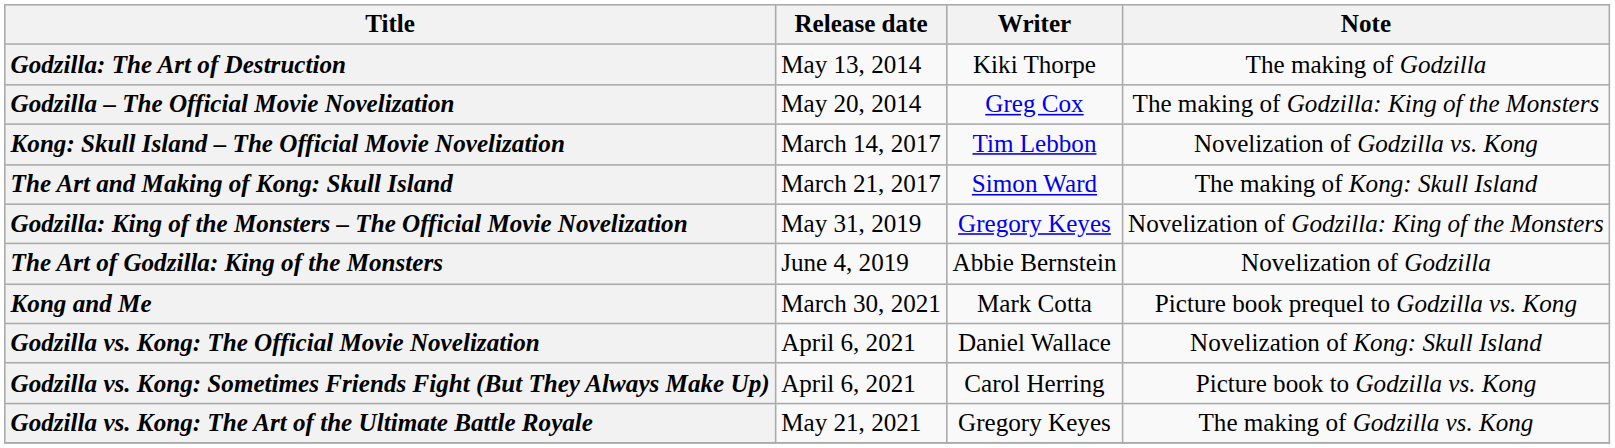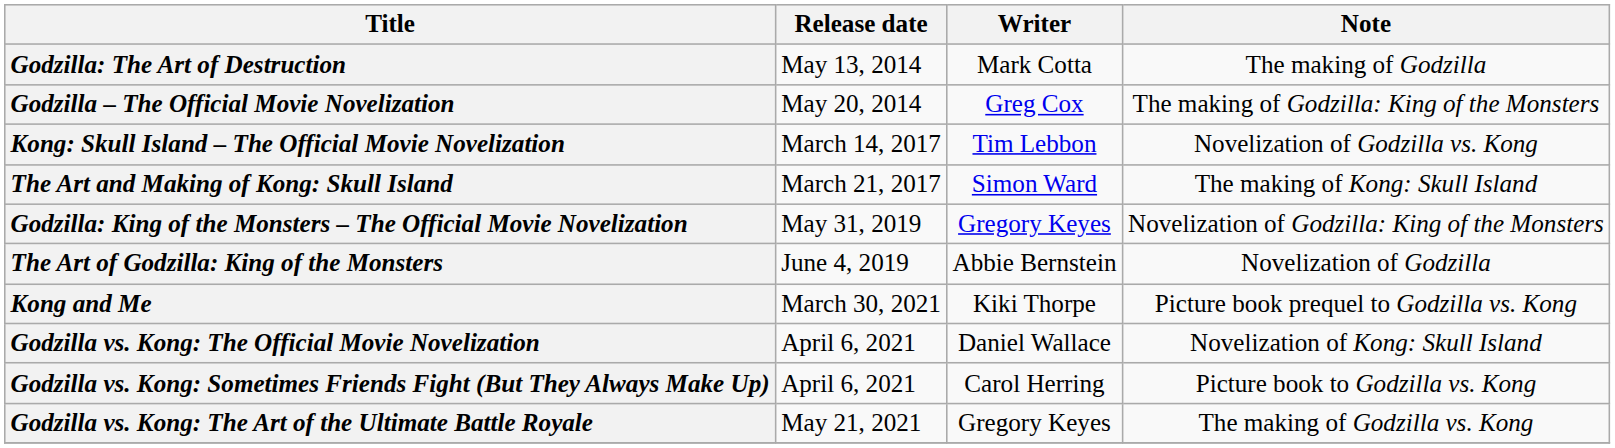(1034, 64) Kiki Thorpe -> (1034, 64) Mark Cotta
(1034, 303) Mark Cotta -> (1034, 303) Kiki Thorpe
